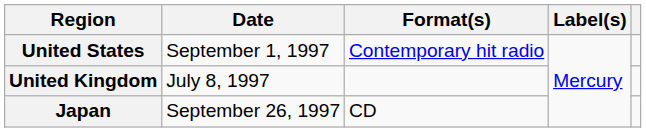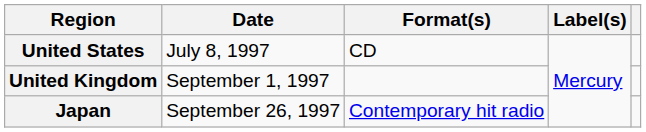(248, 50) September 1, 1997 -> (218, 50) July 8, 1997
(447, 50) Contemporary hit radio -> (363, 50) CD
(218, 80) July 8, 1997 -> (248, 80) September 1, 1997
(363, 111) CD -> (447, 111) Contemporary hit radio
